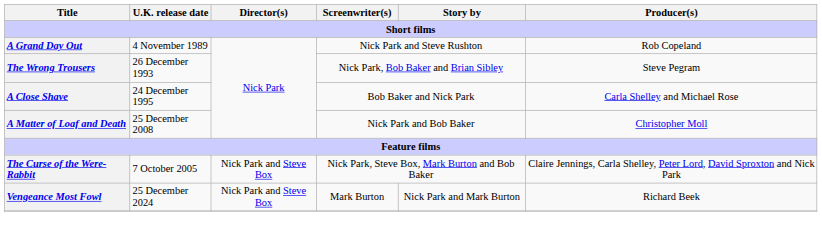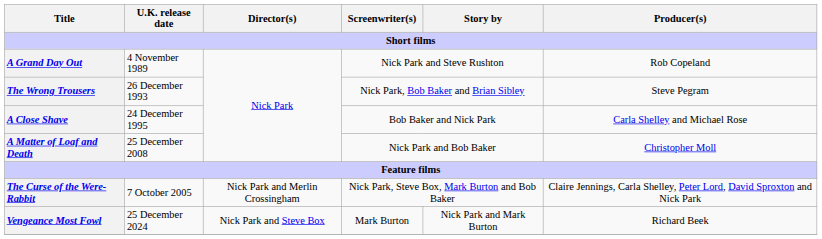(264, 169) Nick Park and Steve Box -> (272, 192) Nick Park and Merlin Crossingham
